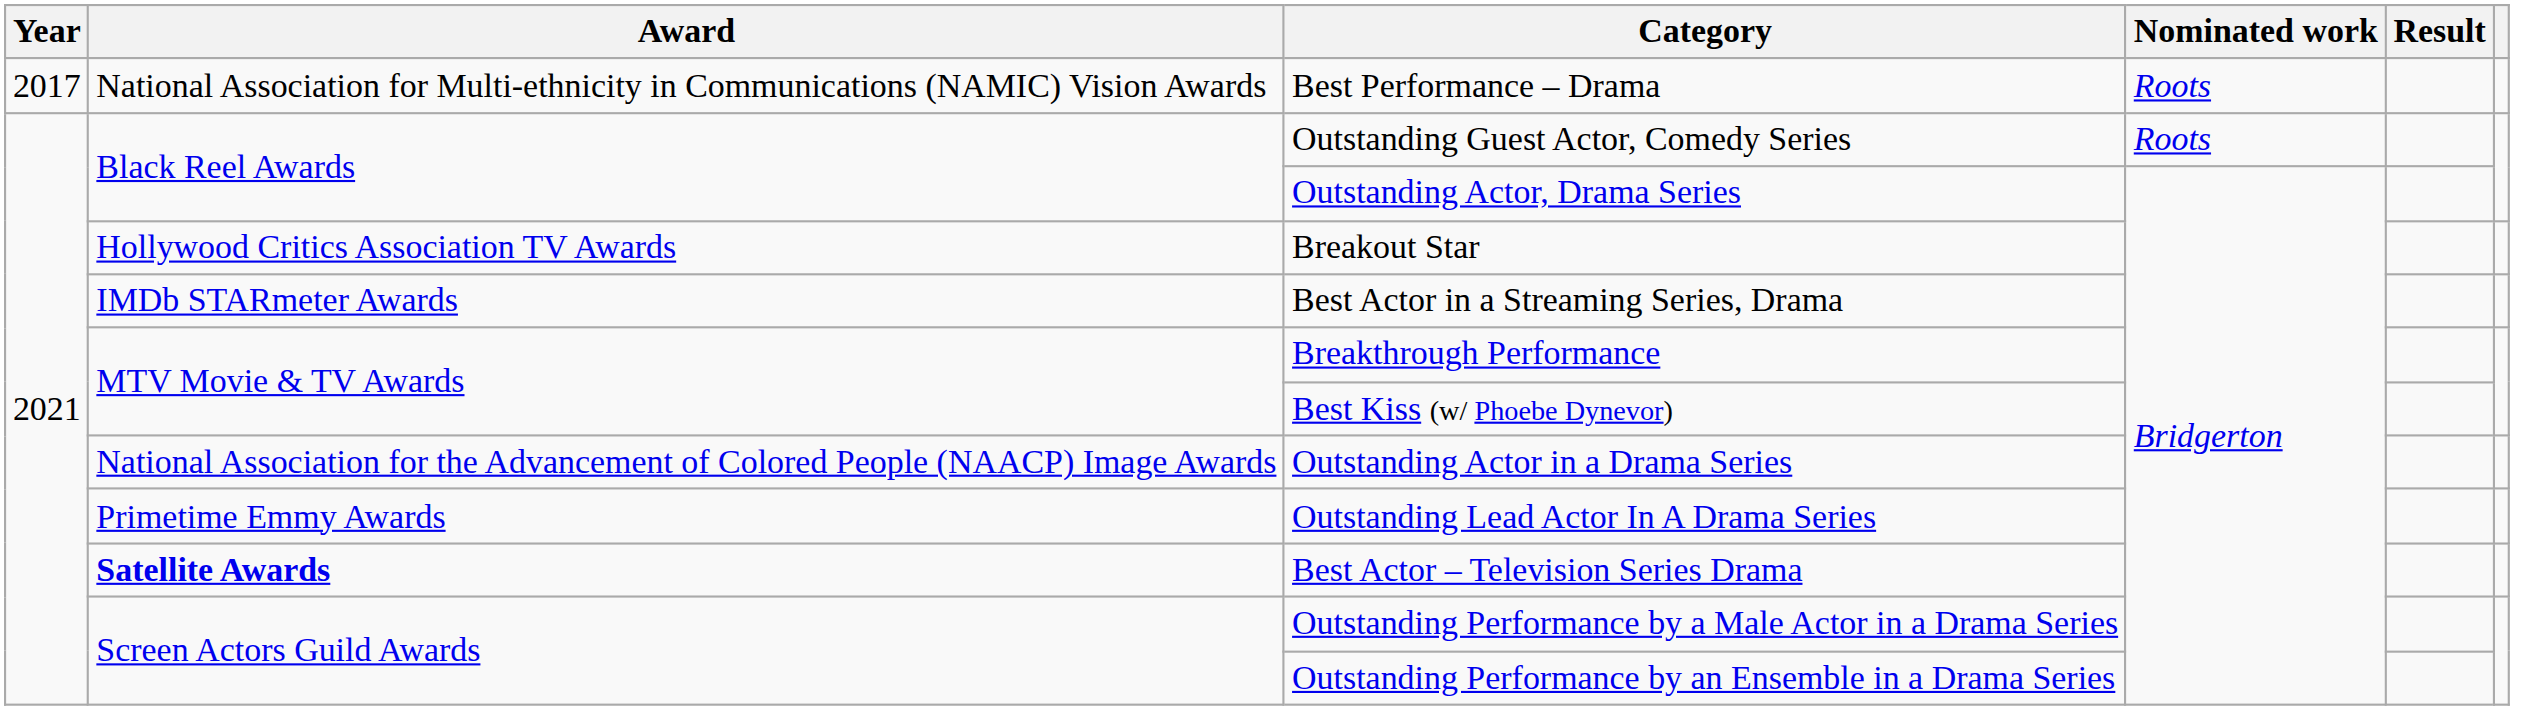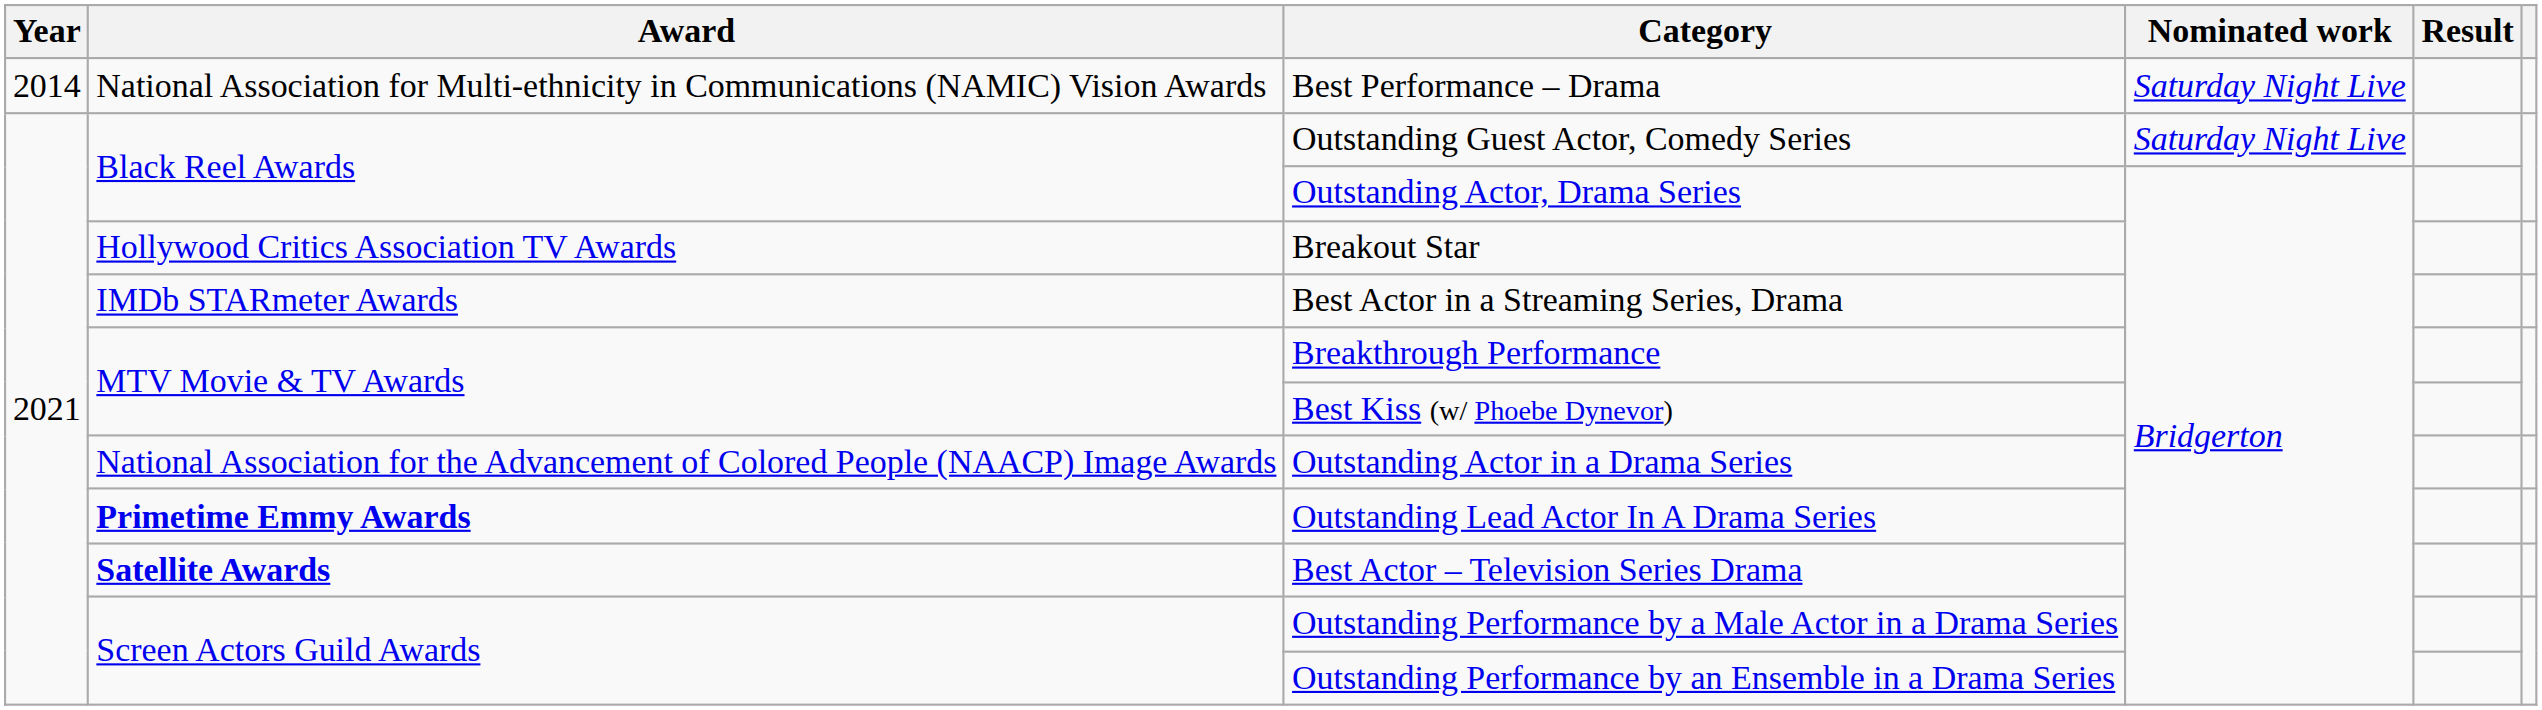(47, 85) 2017 -> (47, 85) 2014
(2172, 85) Roots -> (2270, 85) Saturday Night Live
(2172, 138) Roots -> (2270, 138) Saturday Night Live
(271, 515) normal -> (283, 515) bold
